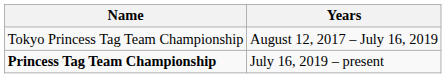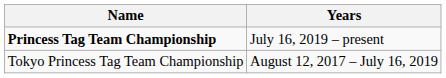rows swapped: (126, 38) <-> (112, 61)
